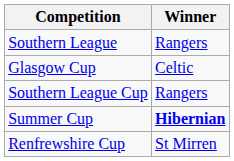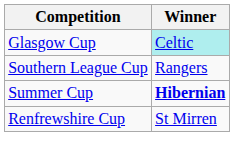- row: (63, 42)
(174, 67) no background -> (174, 42) paleturquoise background
